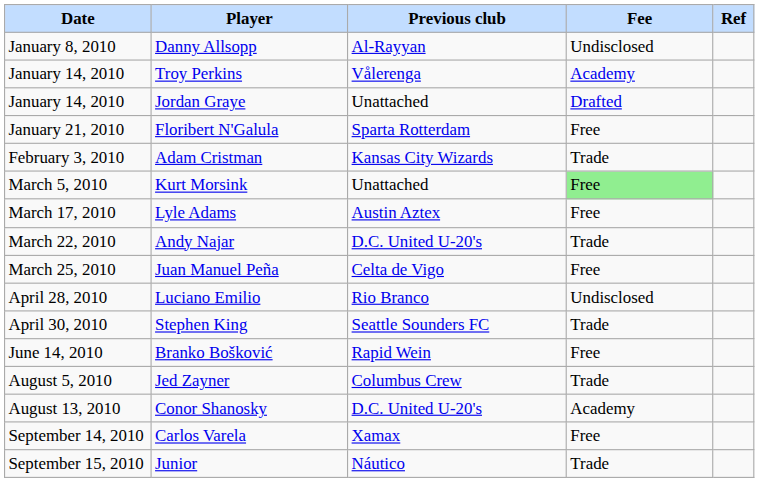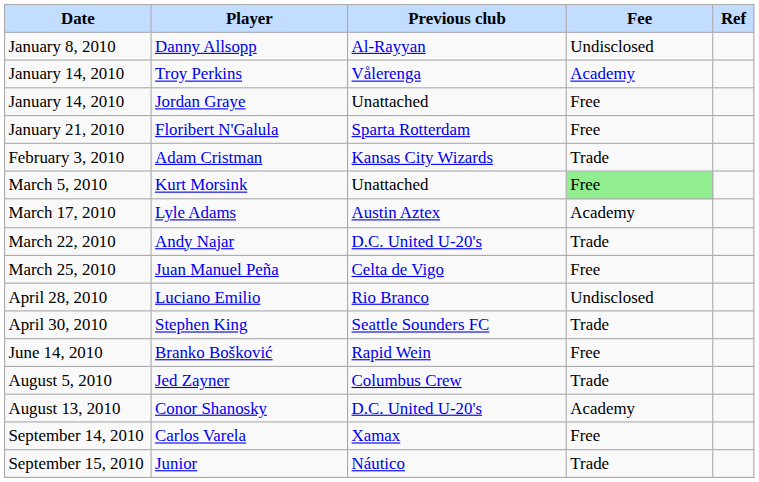(596, 102) Drafted -> (585, 102) Free
(585, 213) Free -> (603, 213) Academy
